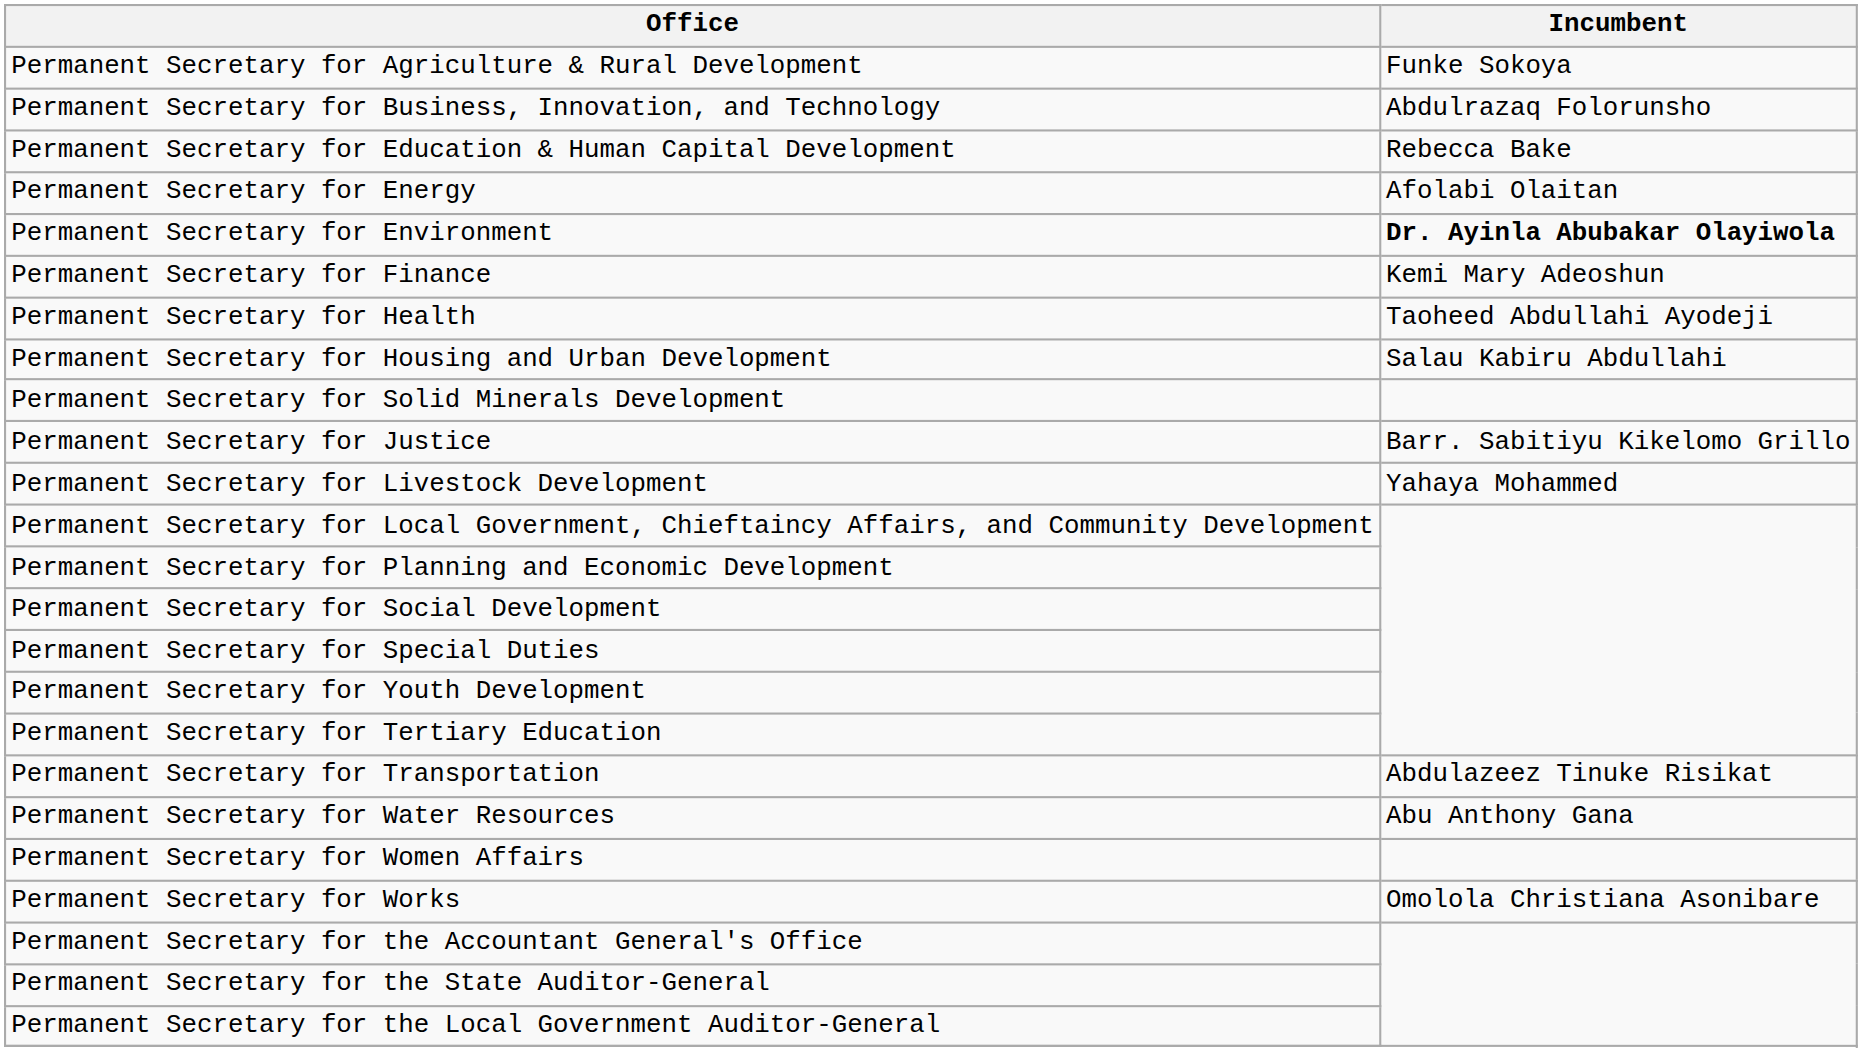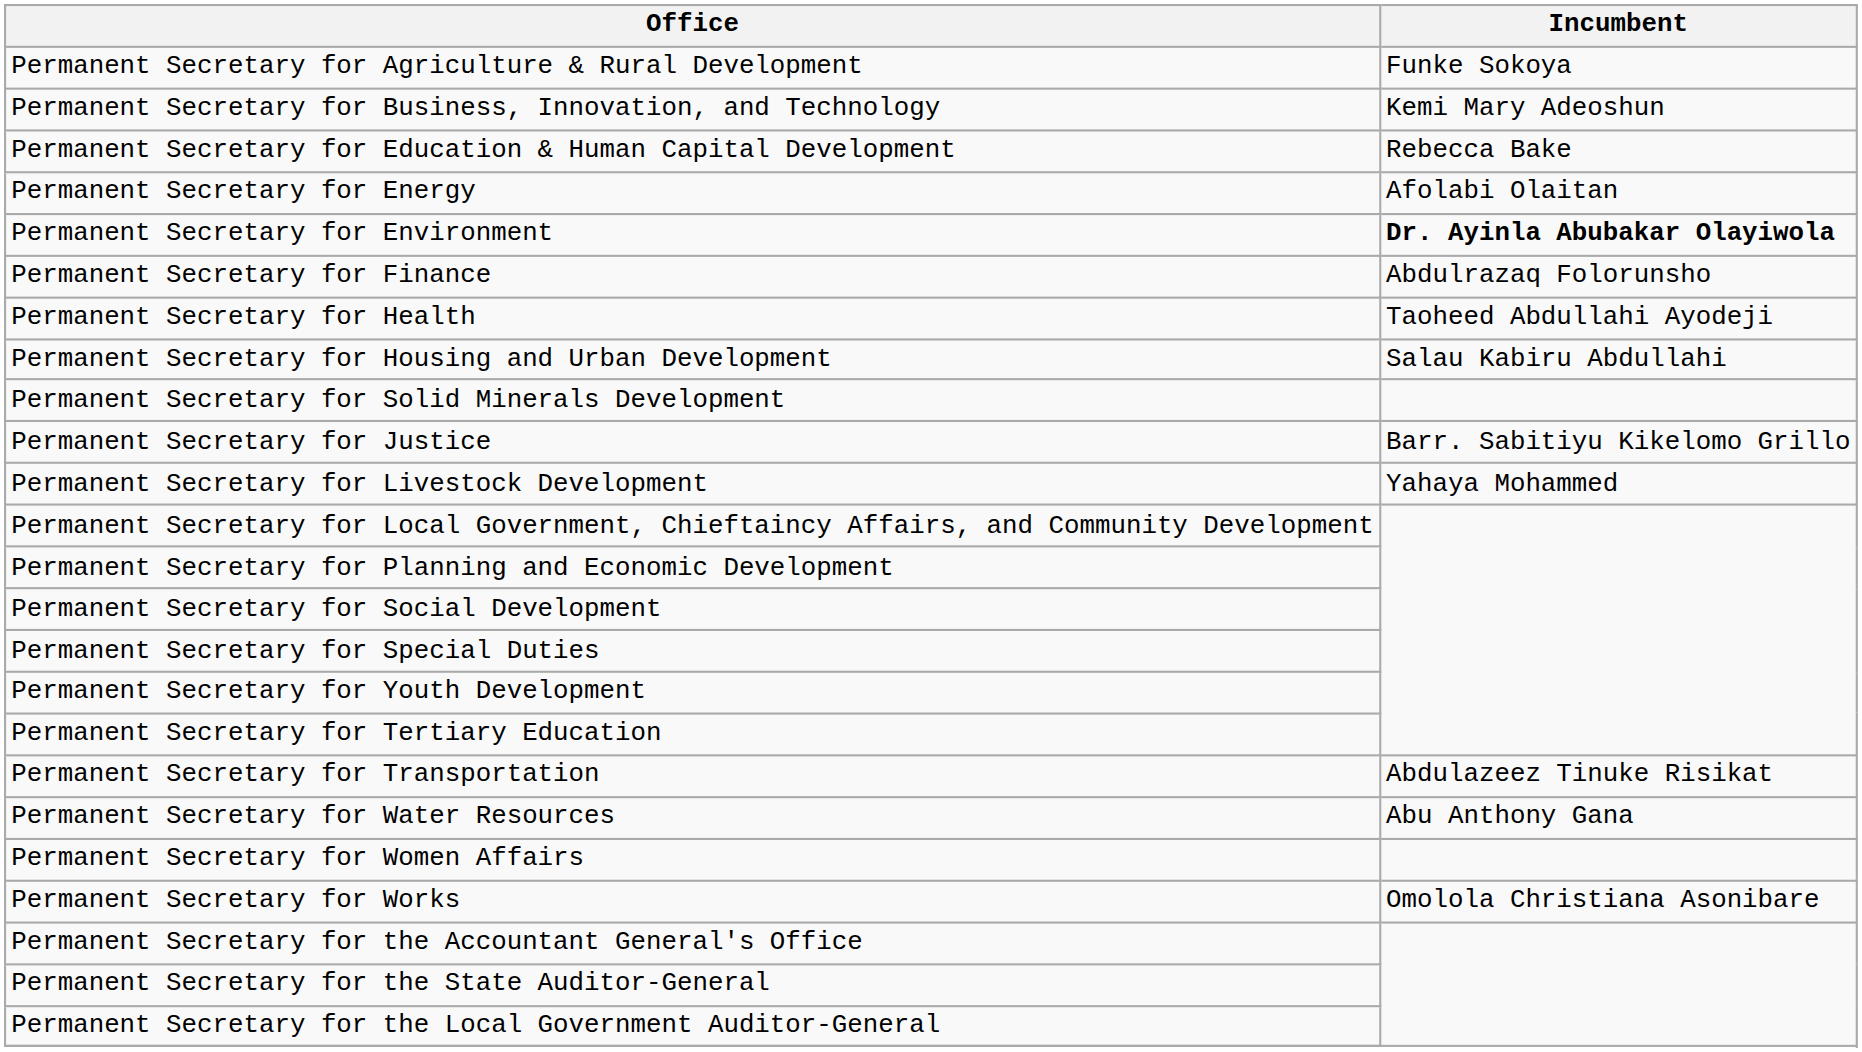(1549, 110) Abdulrazaq Folorunsho -> (1525, 110) Kemi Mary Adeoshun
(1525, 276) Kemi Mary Adeoshun -> (1549, 276) Abdulrazaq Folorunsho
